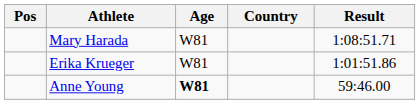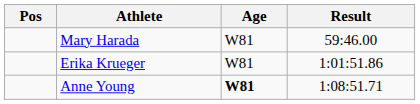- column: (271, 16)
(364, 39) 1:08:51.71 -> (351, 39) 59:46.00
(364, 87) 59:46.00 -> (351, 87) 1:08:51.71
